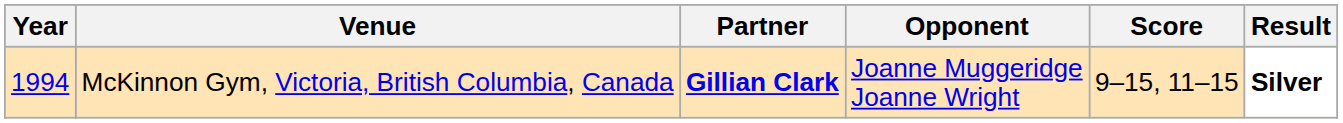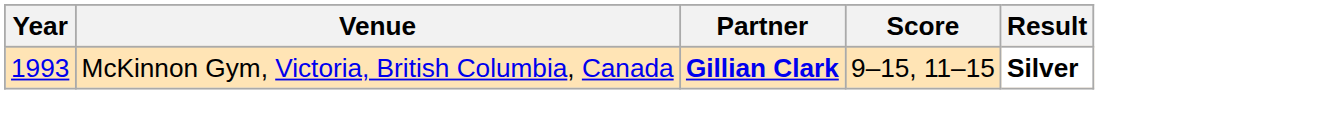- column: (967, 26)
(40, 82) 1994 -> (40, 67) 1993
